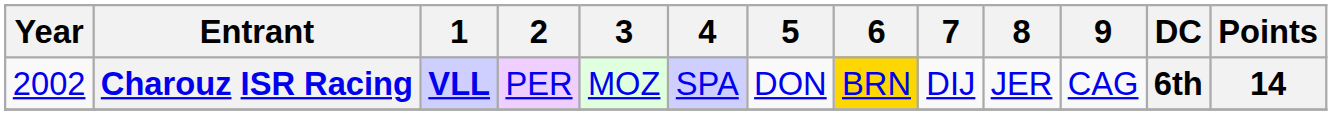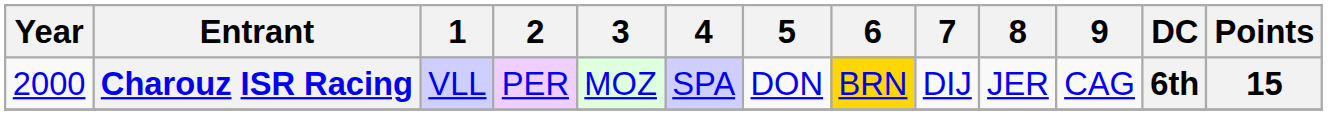(49, 83) 2002 -> (49, 83) 2000
(459, 83) bold -> (457, 83) normal
(1268, 83) 14 -> (1265, 83) 15
